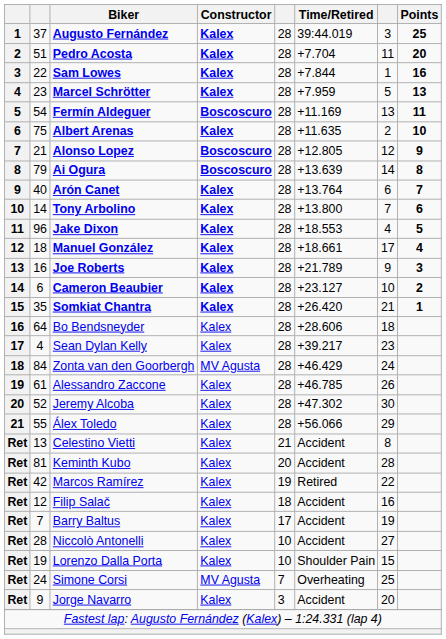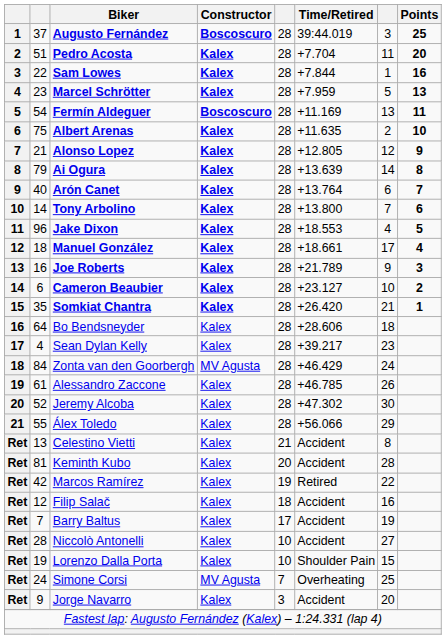(217, 33) Kalex -> (236, 33) Boscoscuro
(236, 150) Boscoscuro -> (217, 150) Kalex
(236, 170) Boscoscuro -> (217, 170) Kalex
